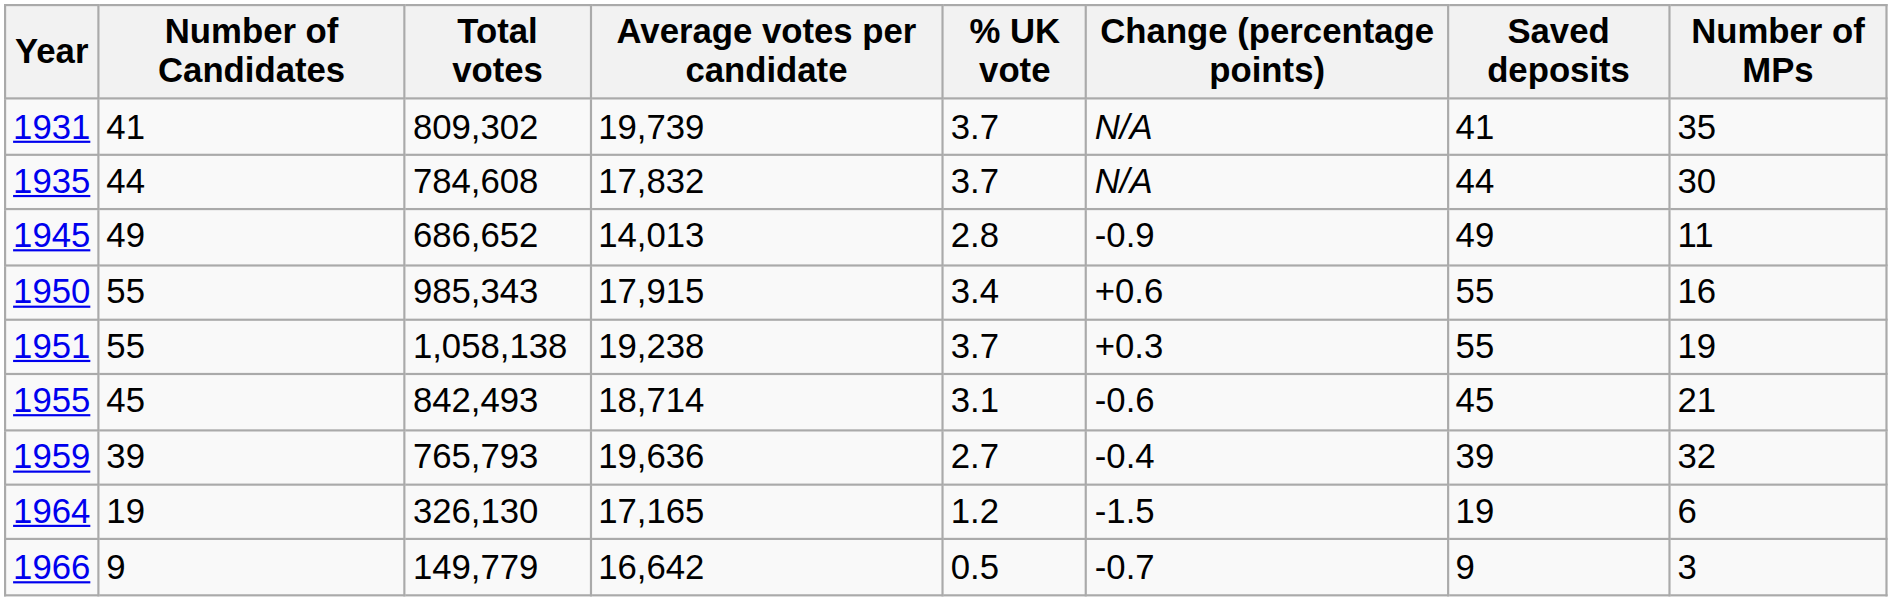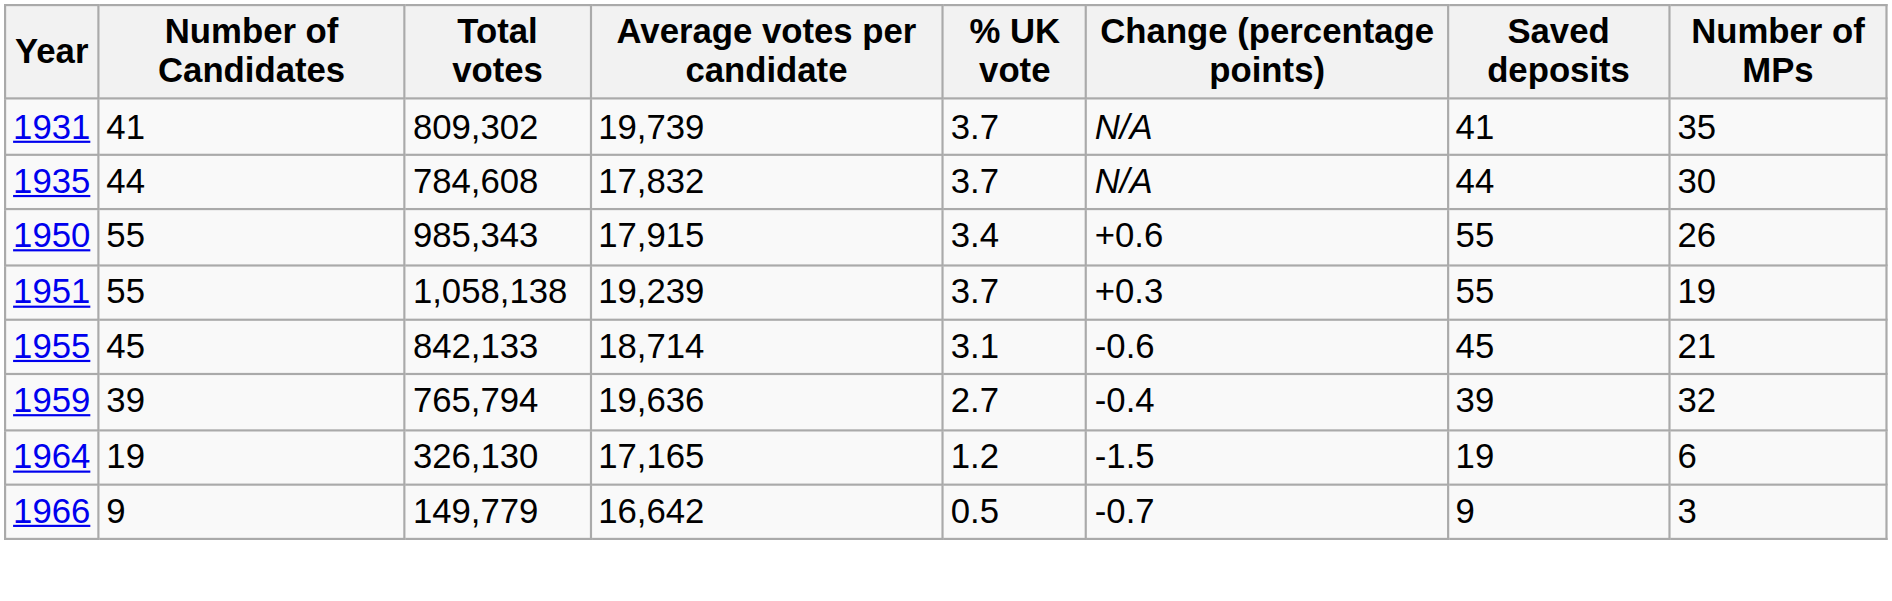- row: (52, 236)
(1697, 291) 16 -> (1697, 236) 26
(651, 346) 19,238 -> (651, 291) 19,239
(476, 401) 842,493 -> (476, 346) 842,133
(476, 456) 765,793 -> (476, 401) 765,794
